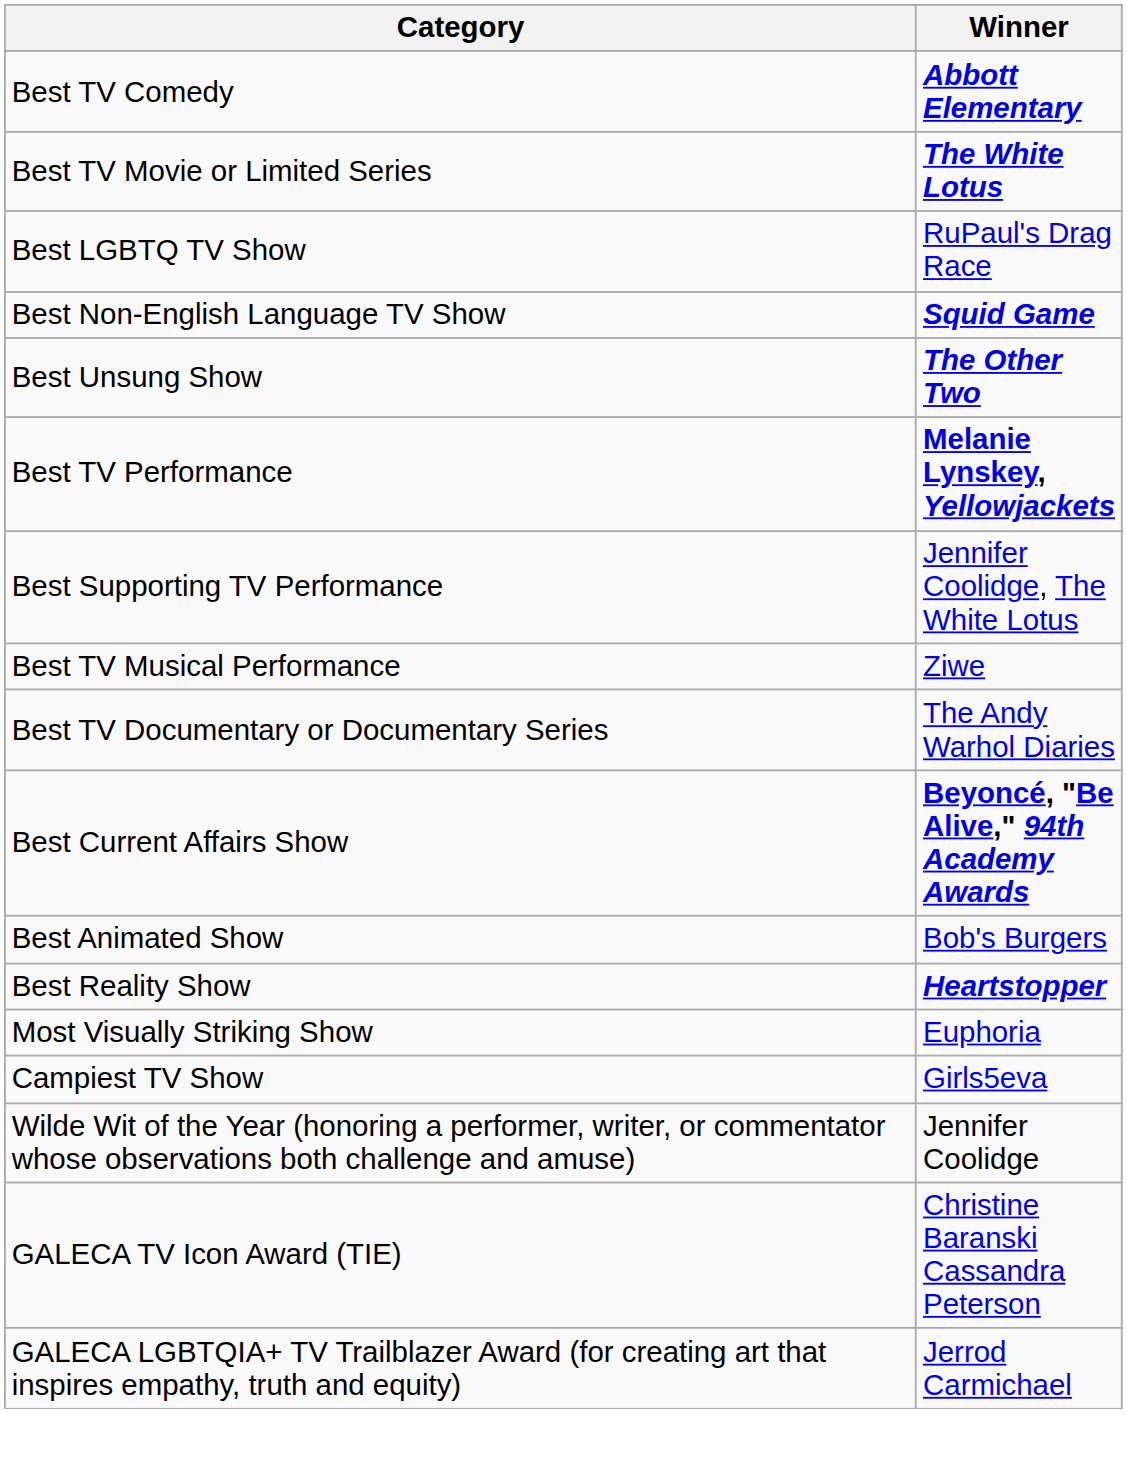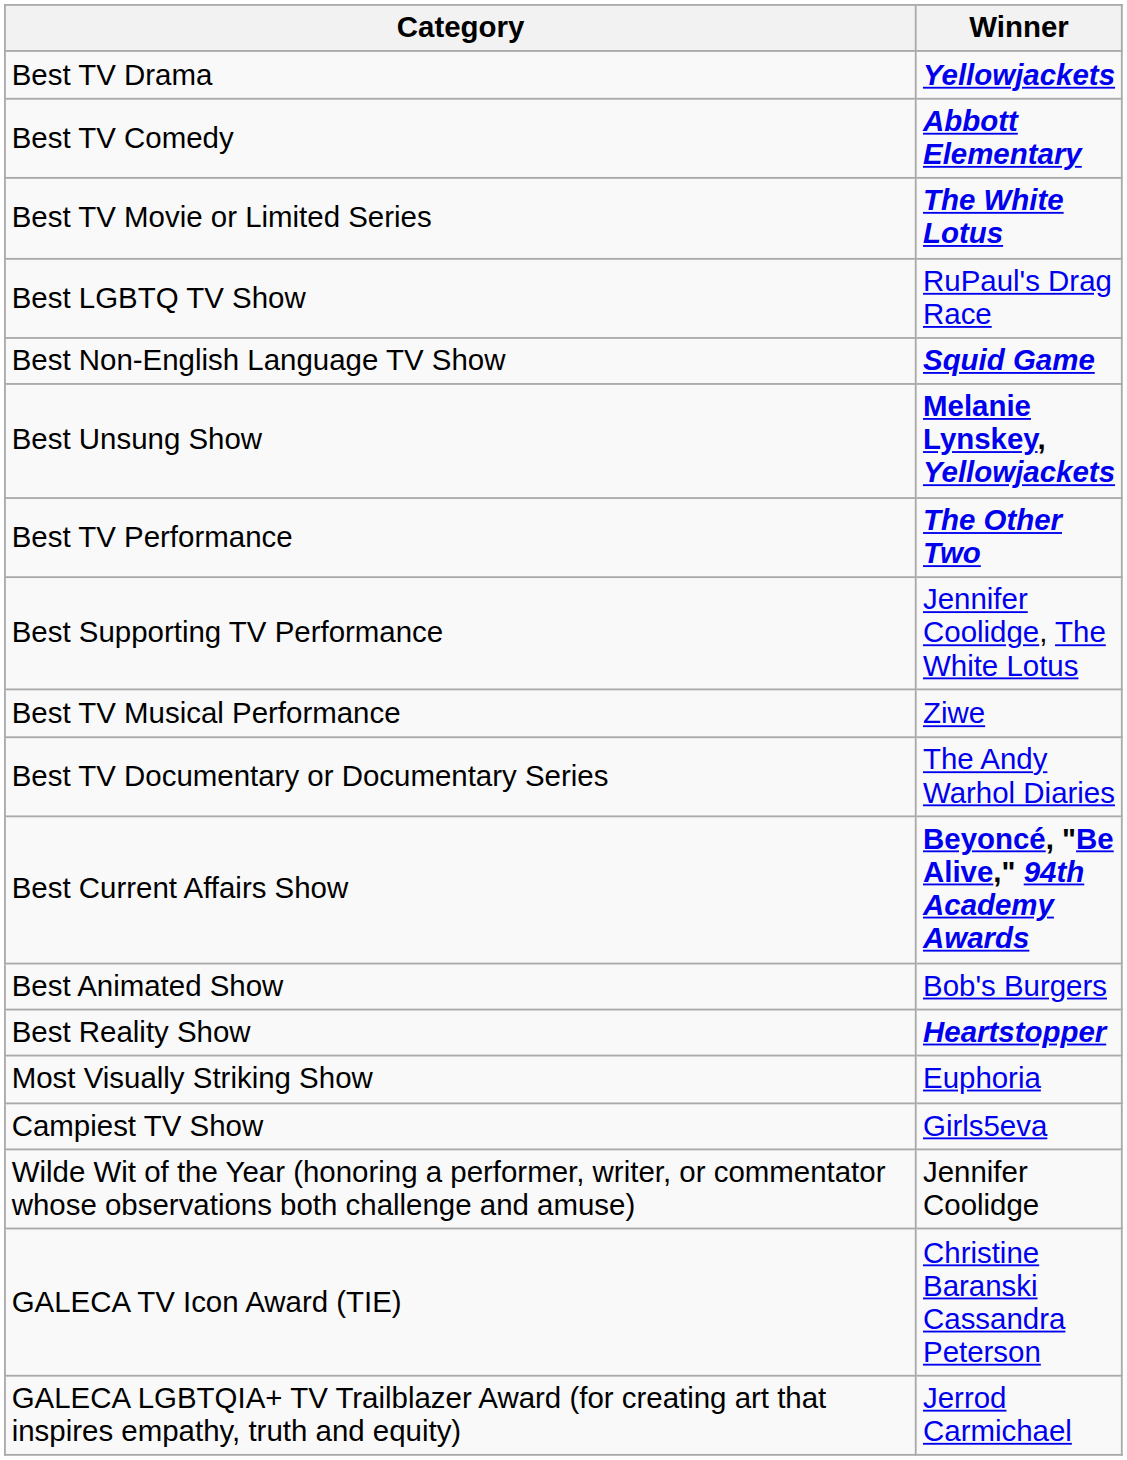+ row: (112, 74)
(993, 377) The Other Two -> (1019, 440) Melanie Lynskey, Yellowjackets
(1019, 473) Melanie Lynskey, Yellowjackets -> (993, 536) The Other Two
